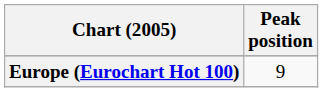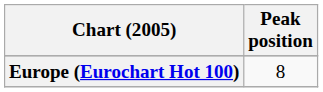(280, 71) 9 -> (280, 71) 8
